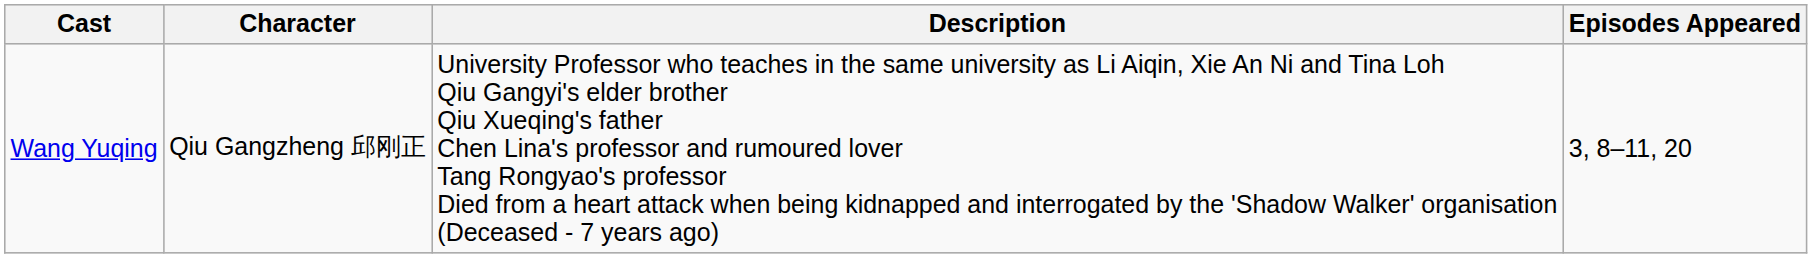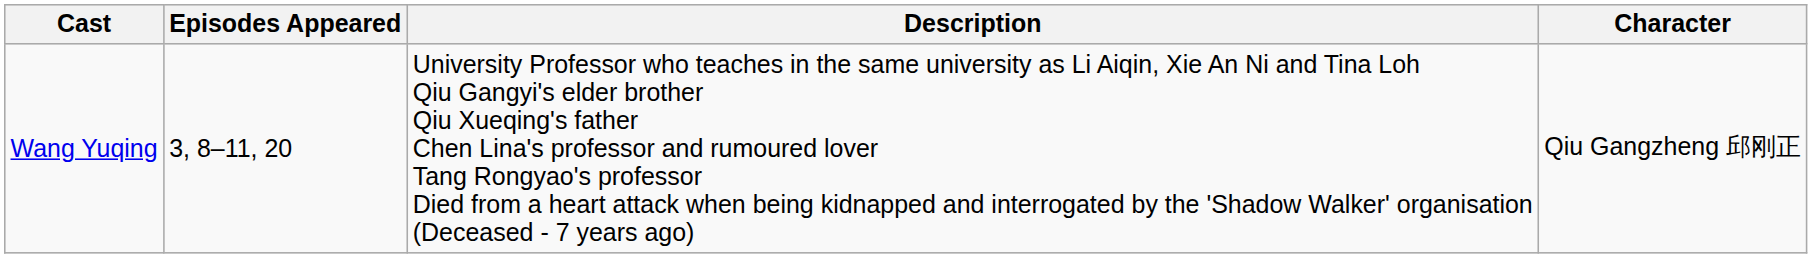columns swapped: (297, 24) <-> (1685, 24)
